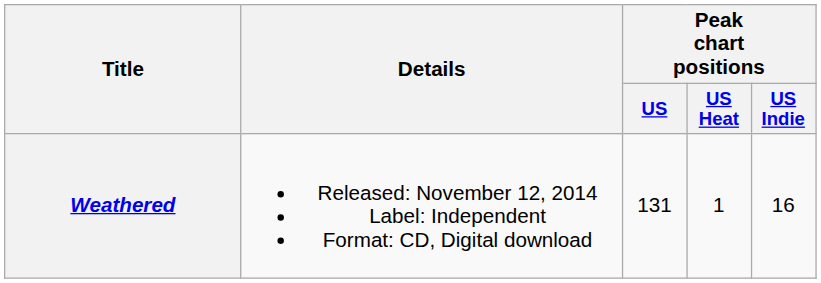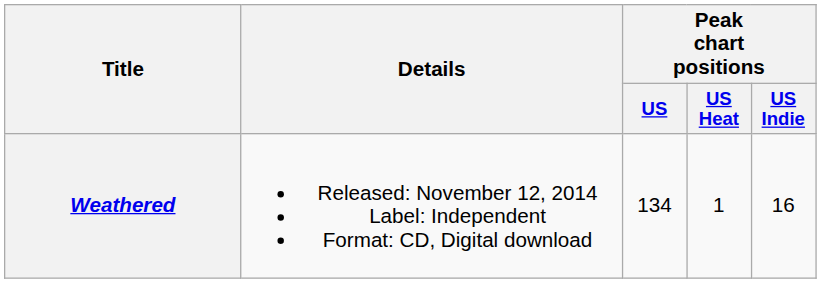(654, 205) 131 -> (654, 205) 134
